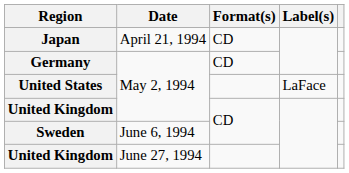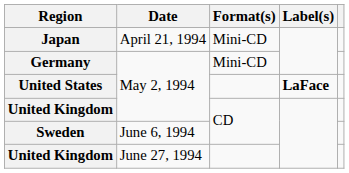(223, 39) CD -> (240, 39) Mini-CD
(223, 62) CD -> (240, 62) Mini-CD
(304, 86) normal -> (306, 86) bold
